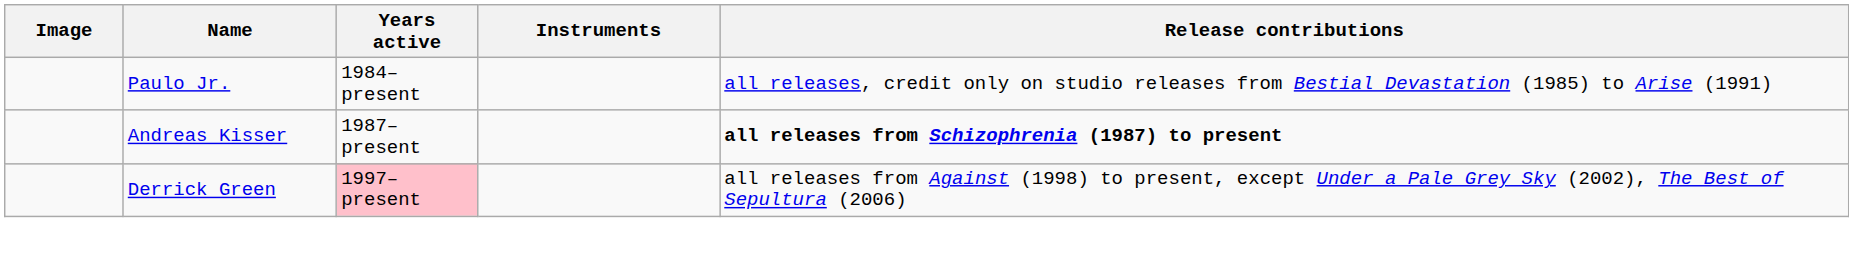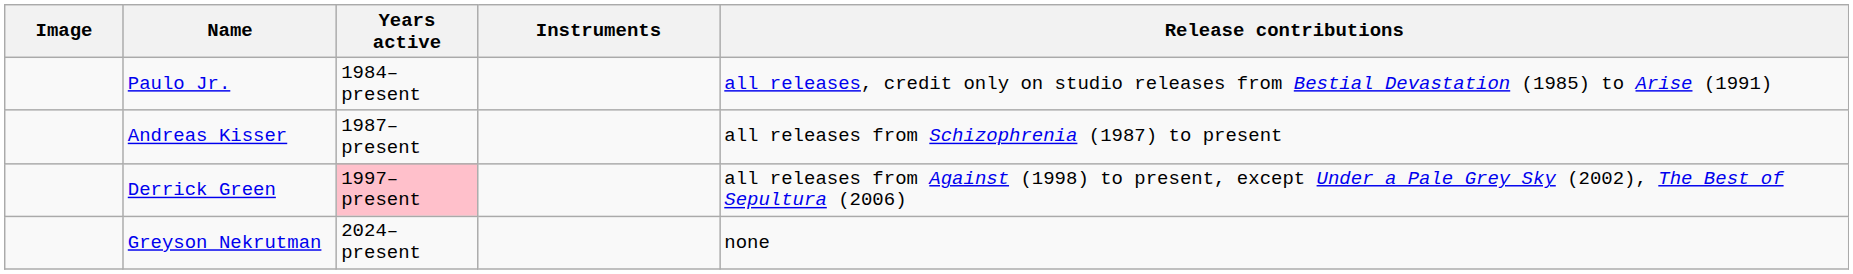(1003, 137) bold -> (1003, 137) normal
+ row: (225, 242)
